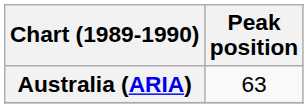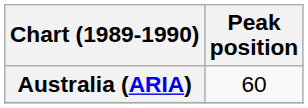(254, 84) 63 -> (254, 84) 60
